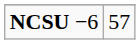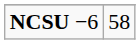(119, 21) 57 -> (119, 21) 58
